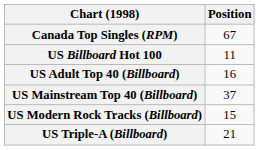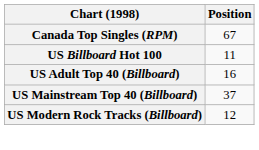(230, 114) 15 -> (230, 114) 12
- row: (105, 134)
